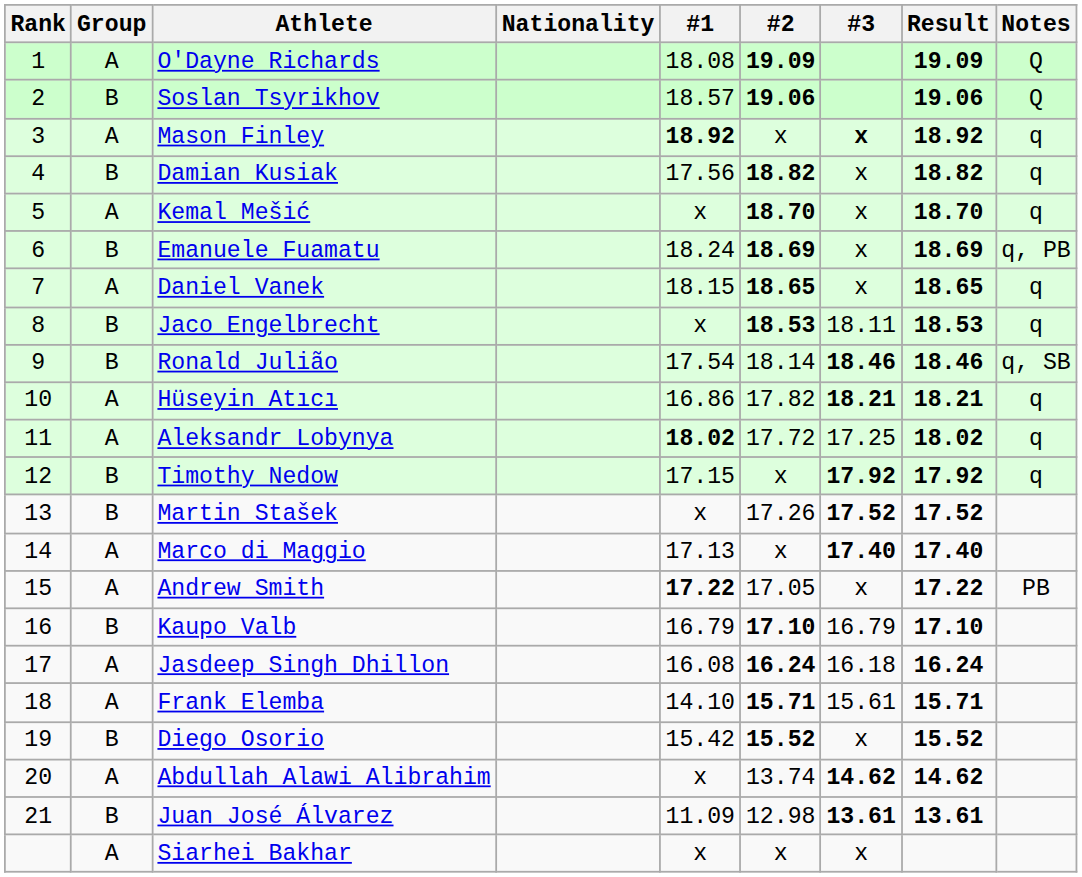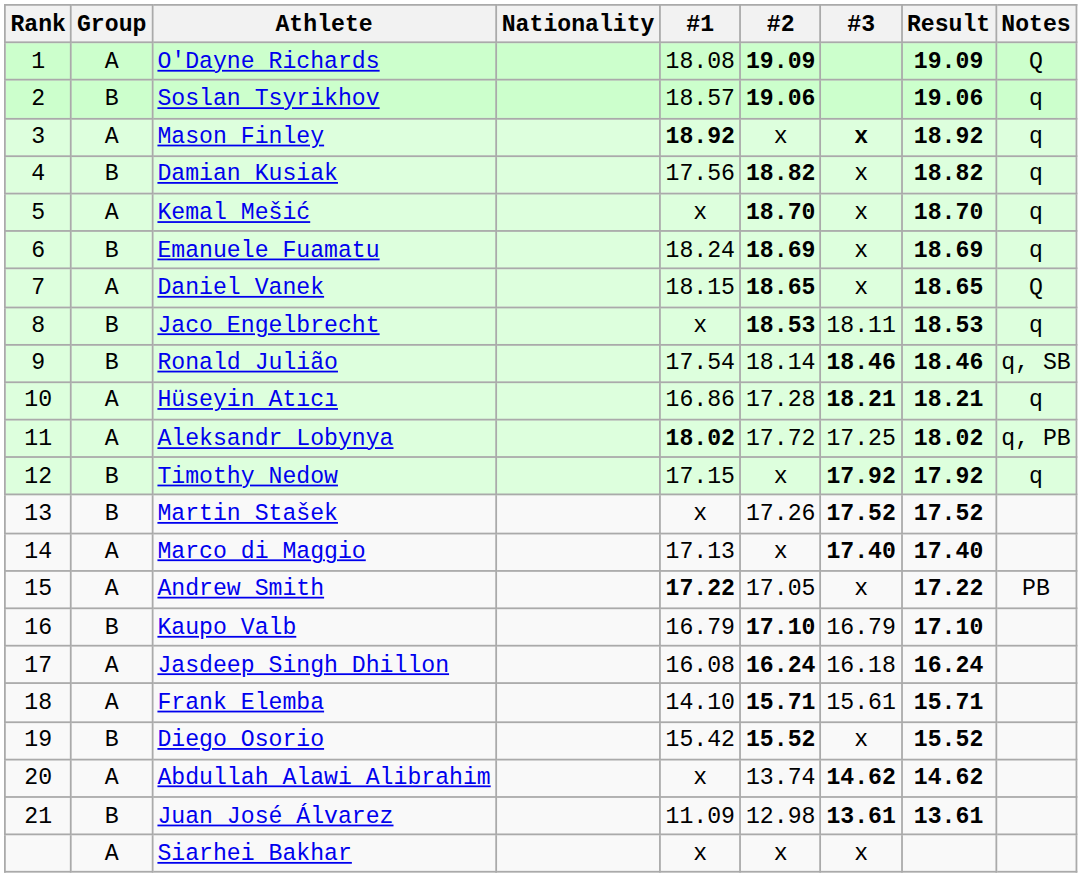(1036, 99) Q -> (1036, 99) q
(1036, 250) q, PB -> (1036, 250) q
(1036, 288) q -> (1036, 288) Q
(781, 401) 17.82 -> (781, 401) 17.28
(1036, 439) q -> (1036, 439) q, PB
